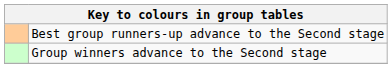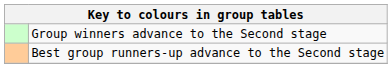rows swapped: (179, 53) <-> (208, 34)
